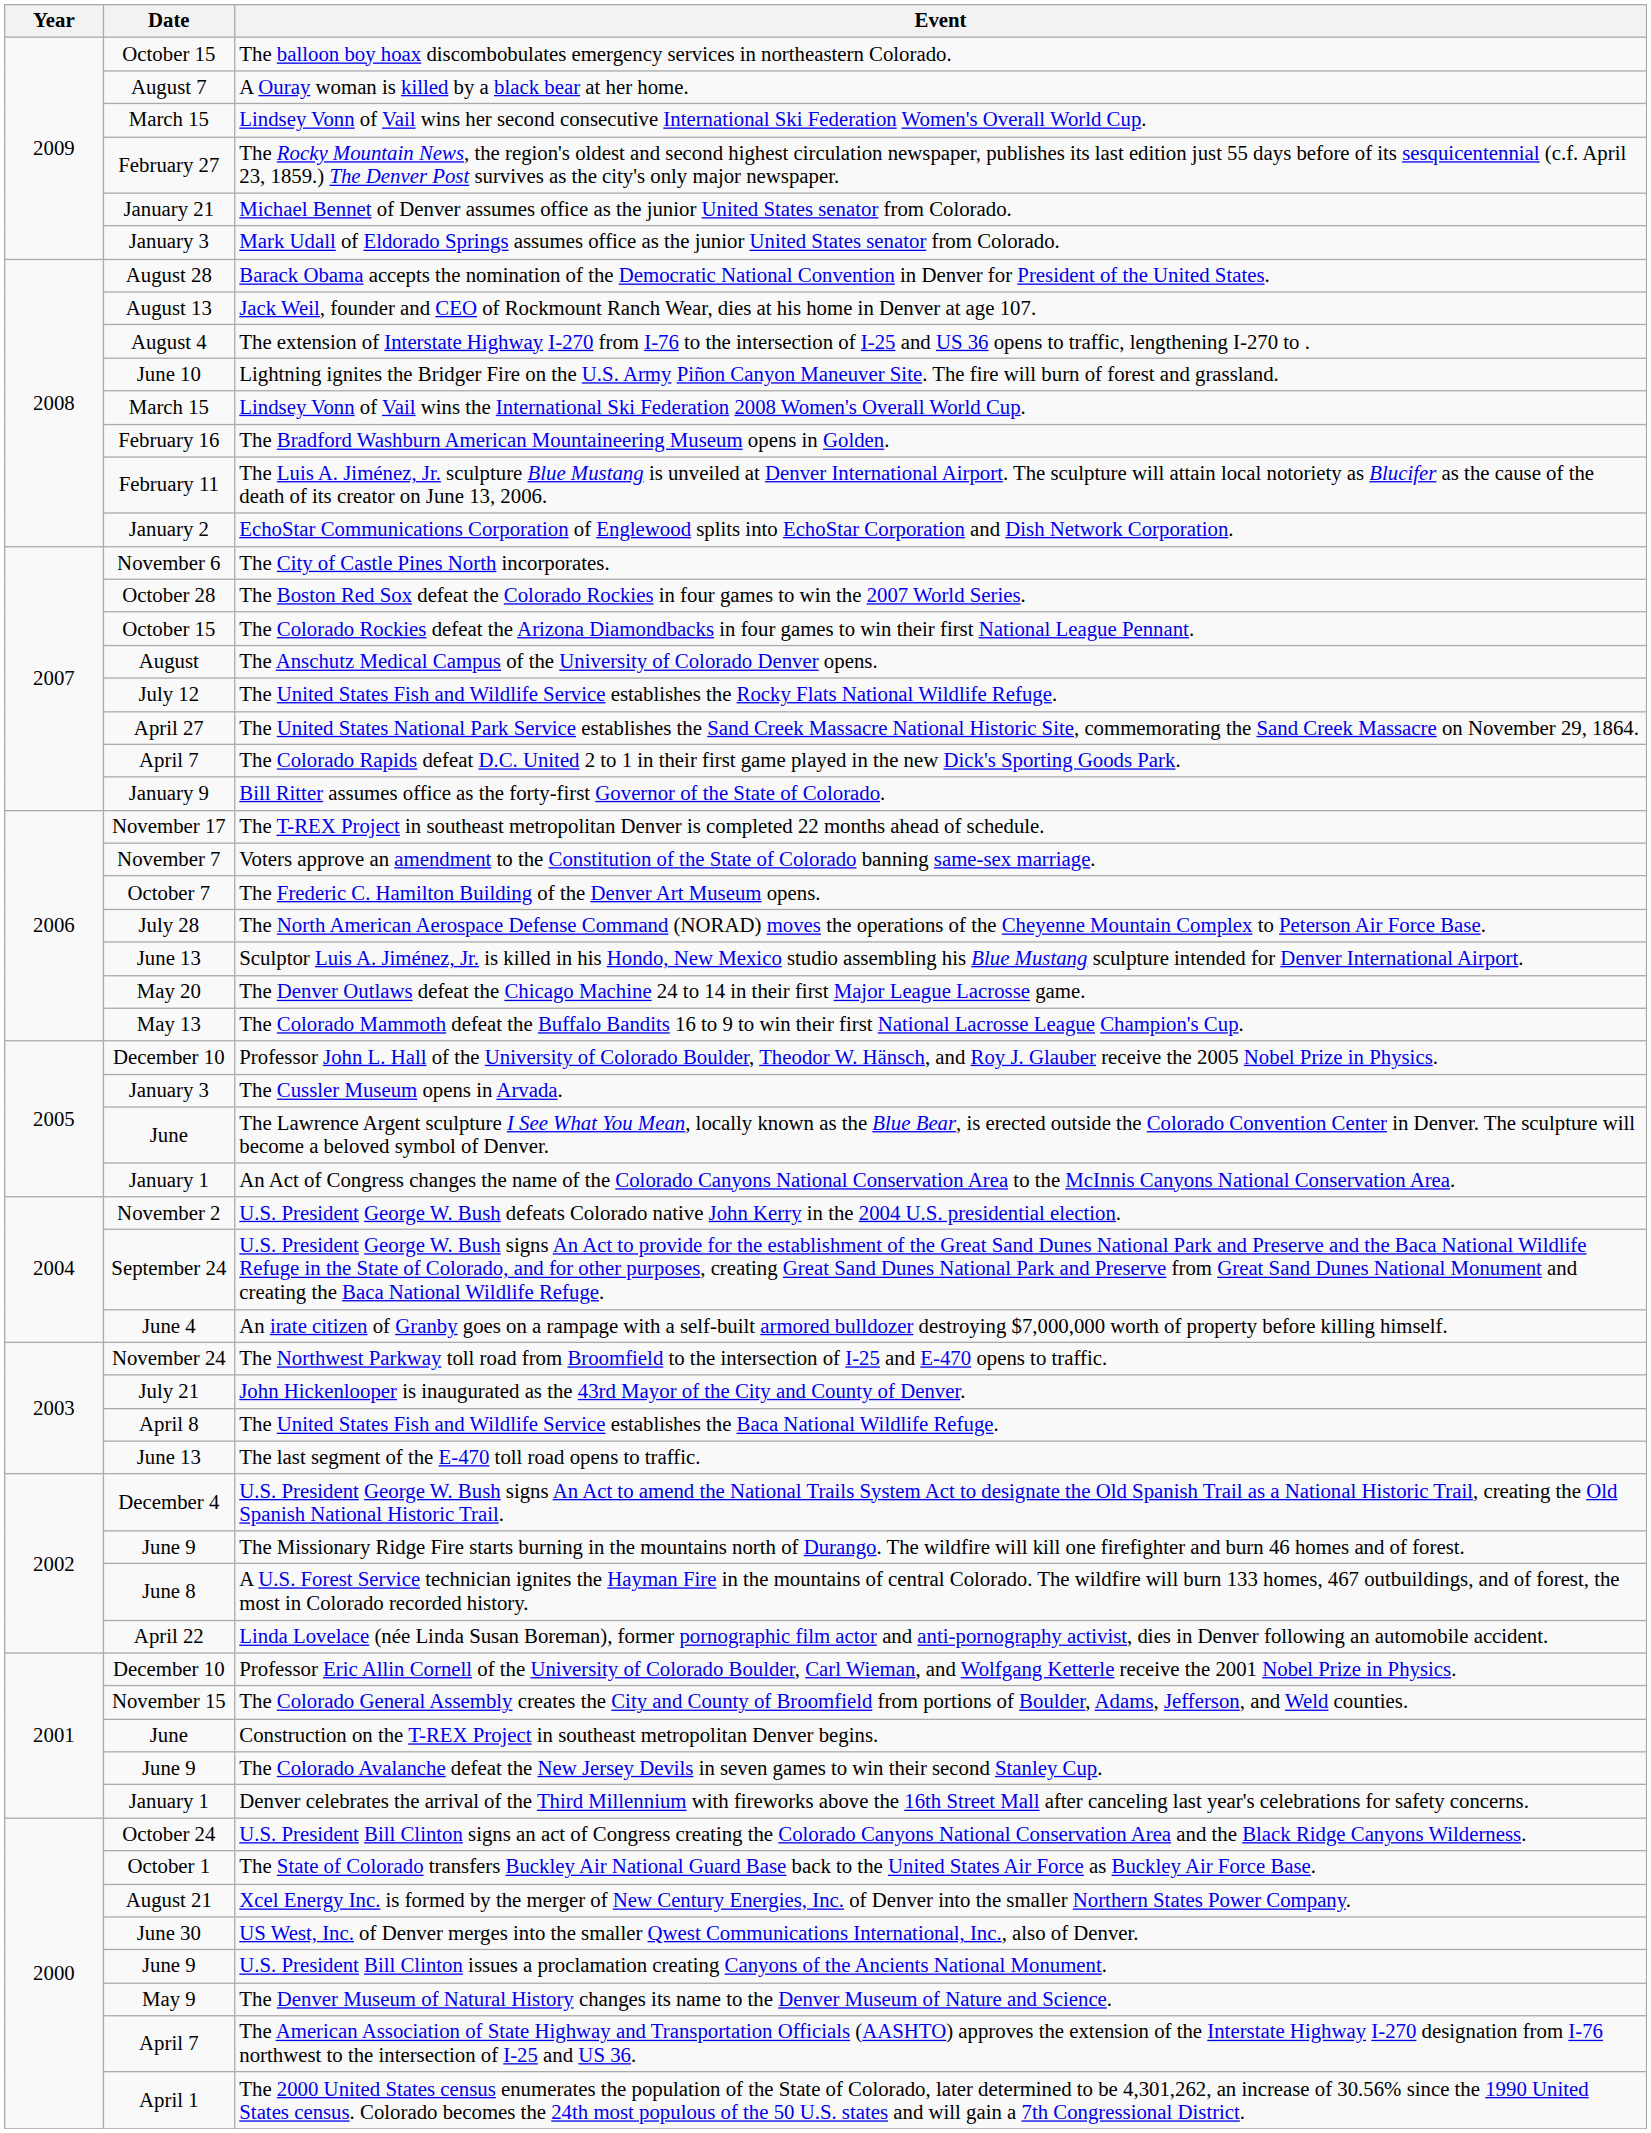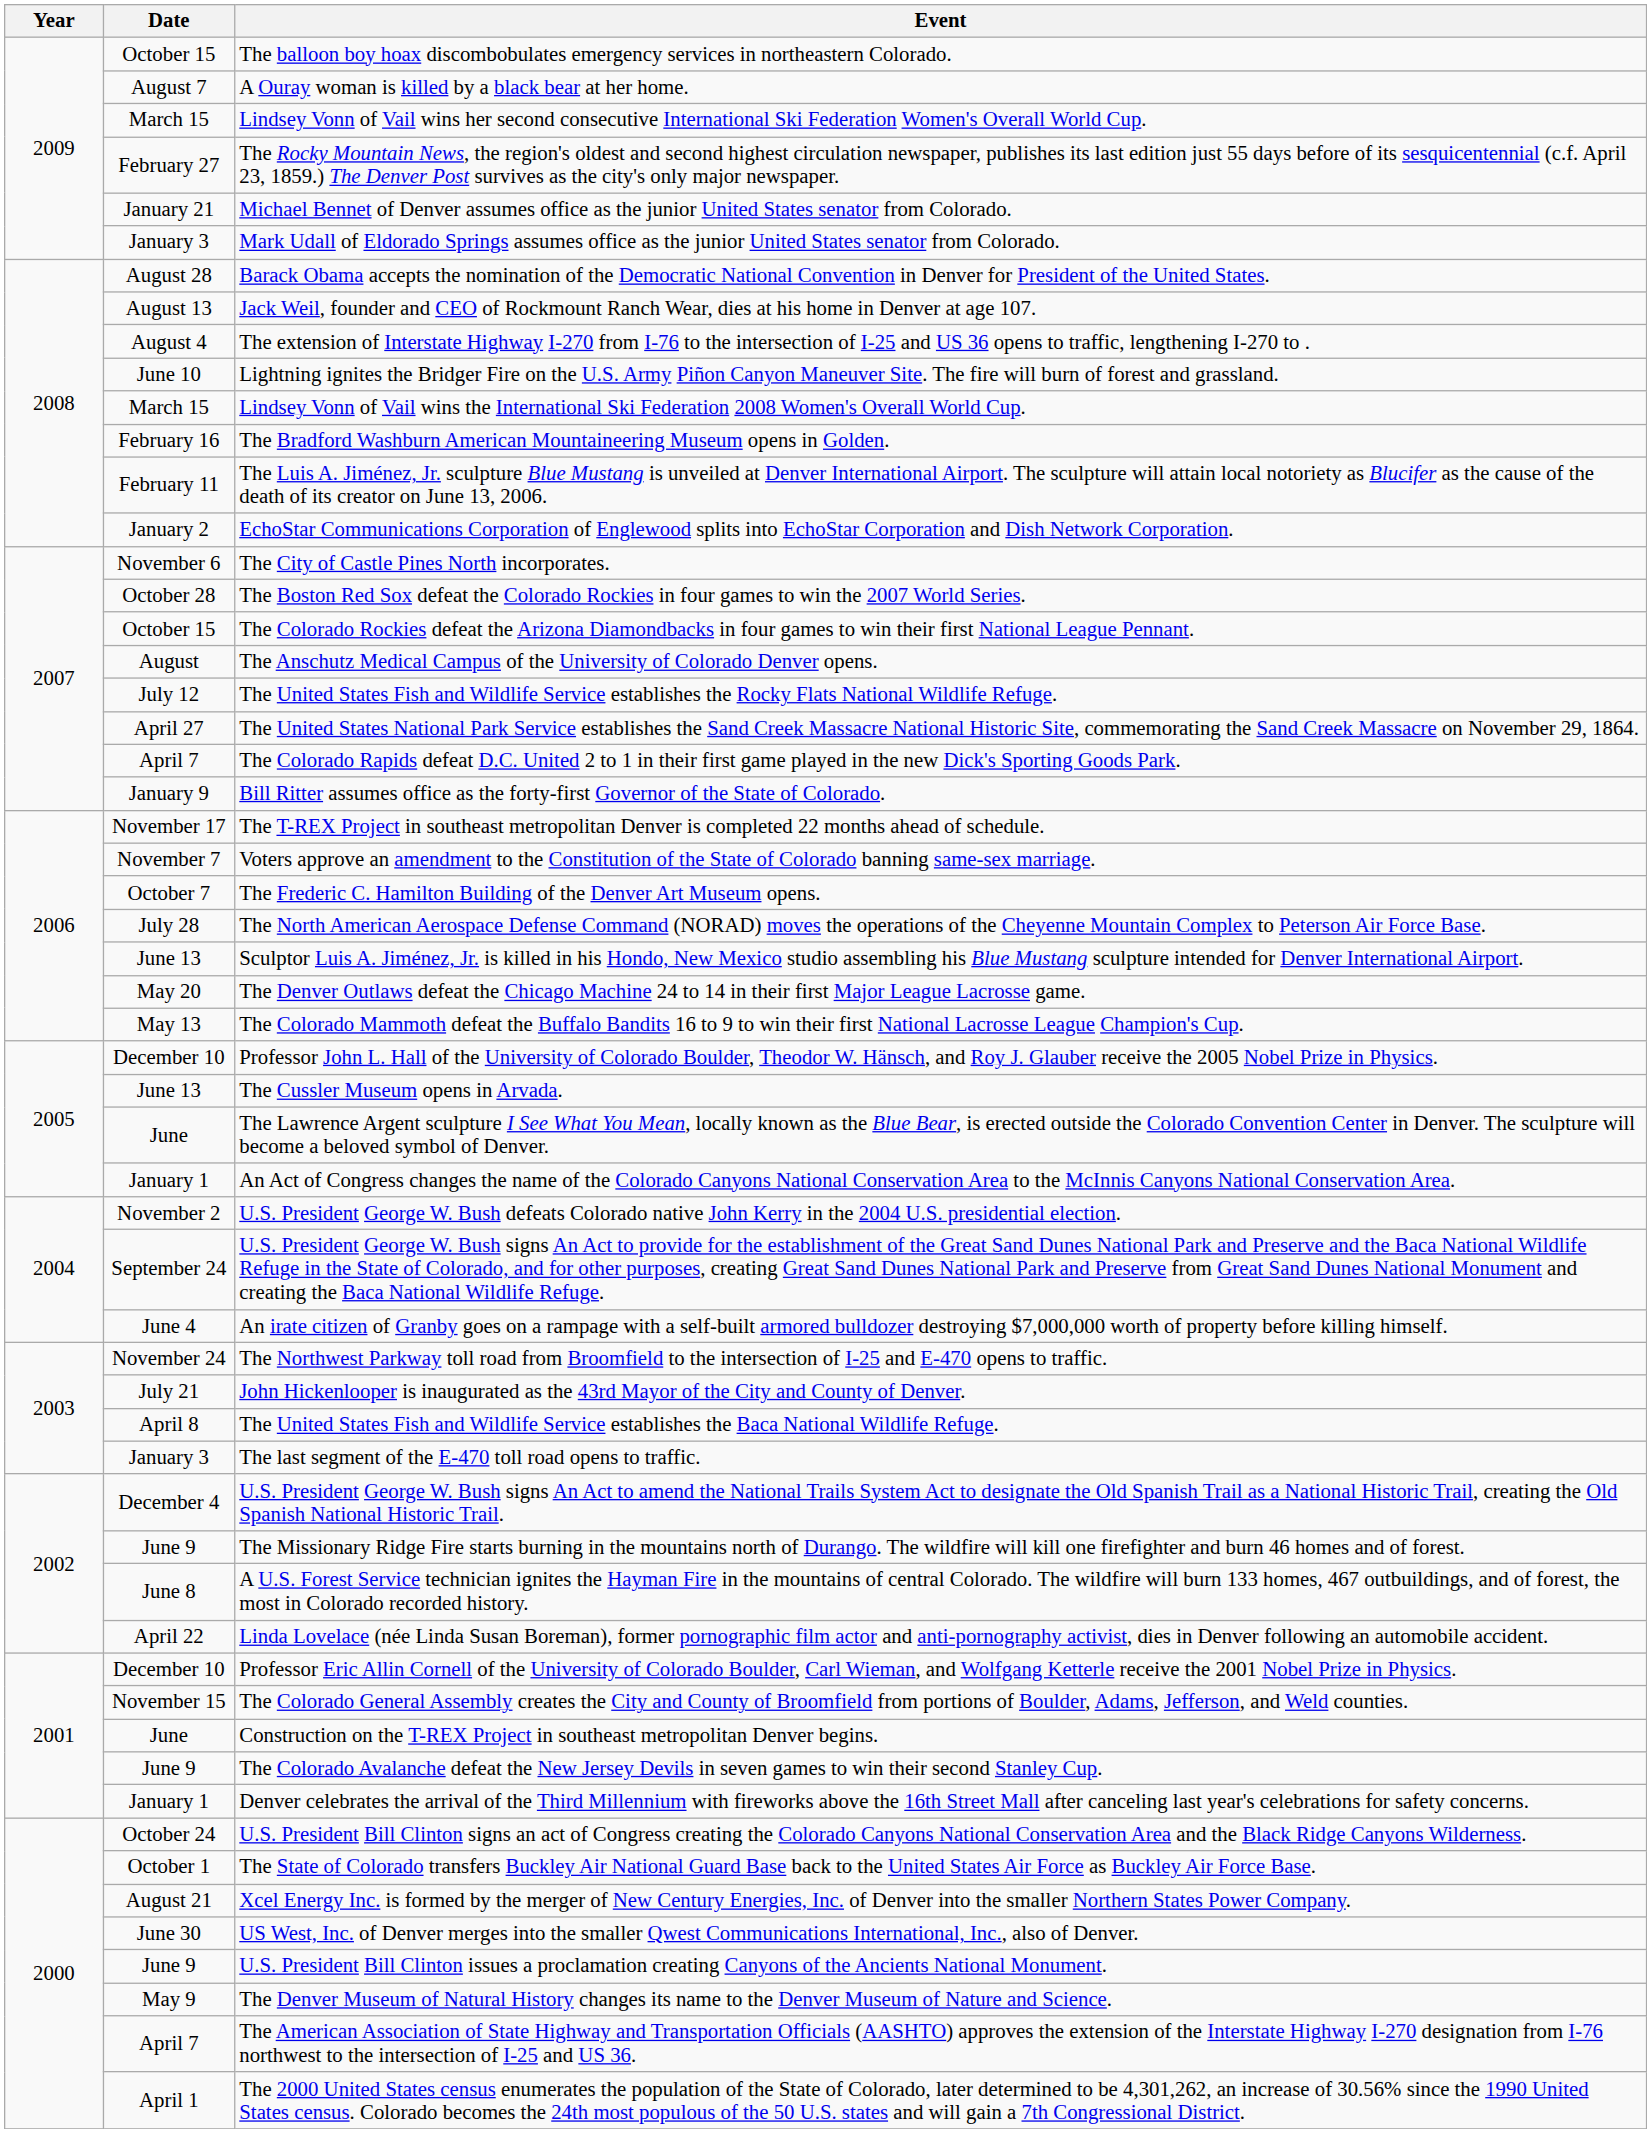(169, 1090) January 3 -> (169, 1090) June 13
(169, 1457) June 13 -> (169, 1457) January 3
